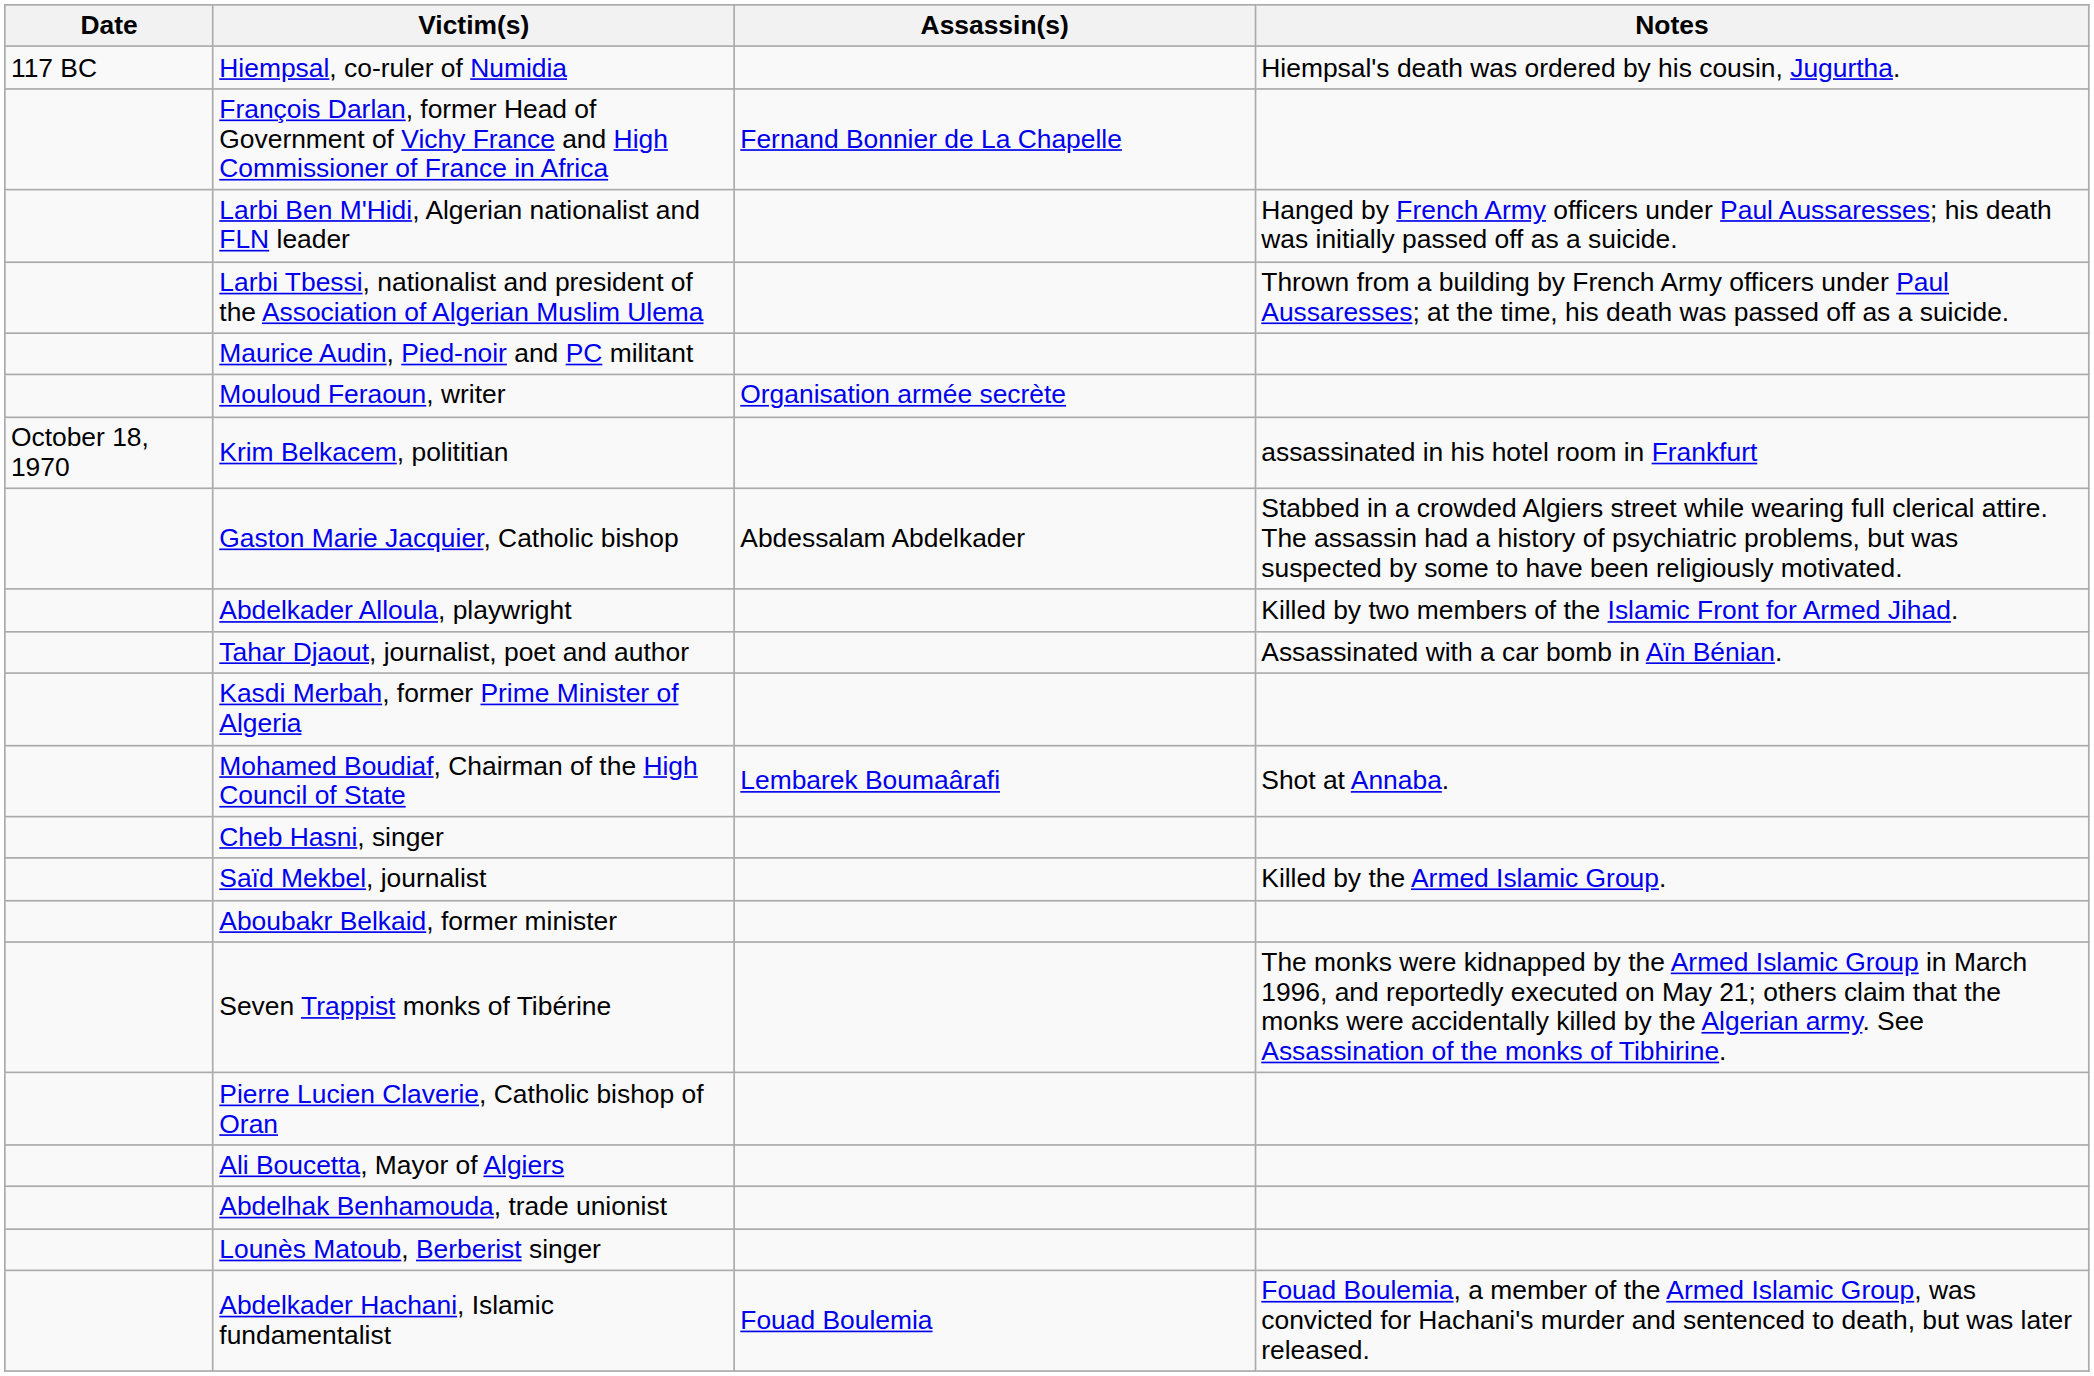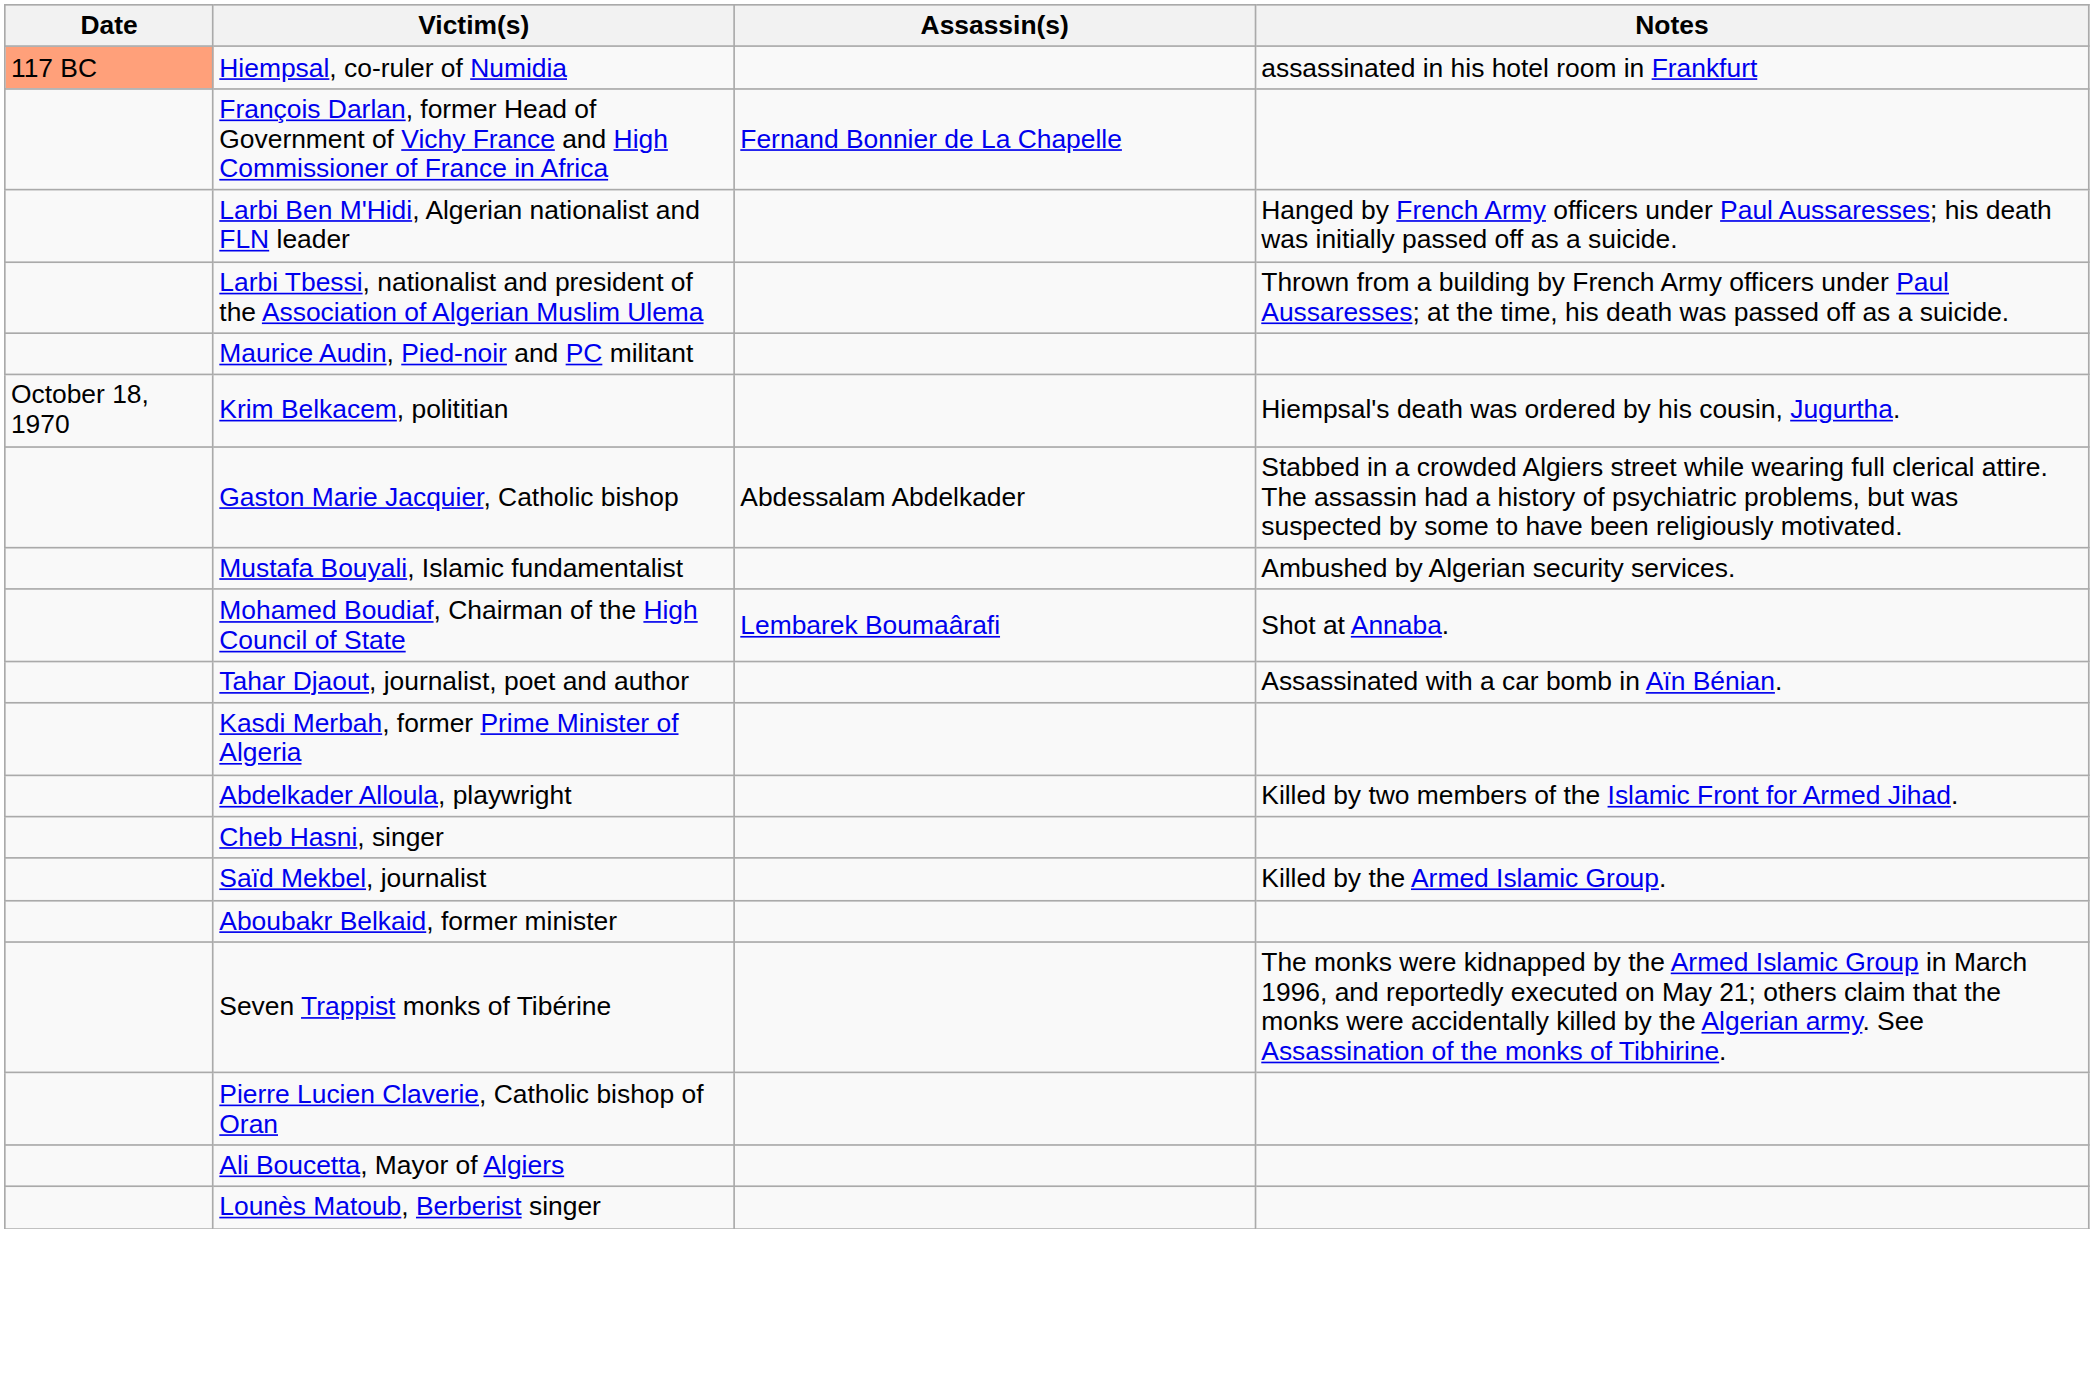(54, 67) no background -> (54, 67) lightsalmon background
(1581, 67) Hiempsal's death was ordered by his cousin, Jugurtha. -> (1509, 67) assassinated in his hotel room in Frankfurt
- row: (362, 395)
(1509, 452) assassinated in his hotel room in Frankfurt -> (1581, 410) Hiempsal's death was ordered by his cousin, Jugurtha.
+ row: (451, 568)
rows swapped: (458, 780) <-> (395, 610)
- row: (443, 1207)
- row: (387, 1320)
